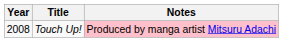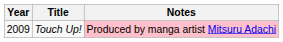(18, 29) 2008 -> (18, 29) 2009
